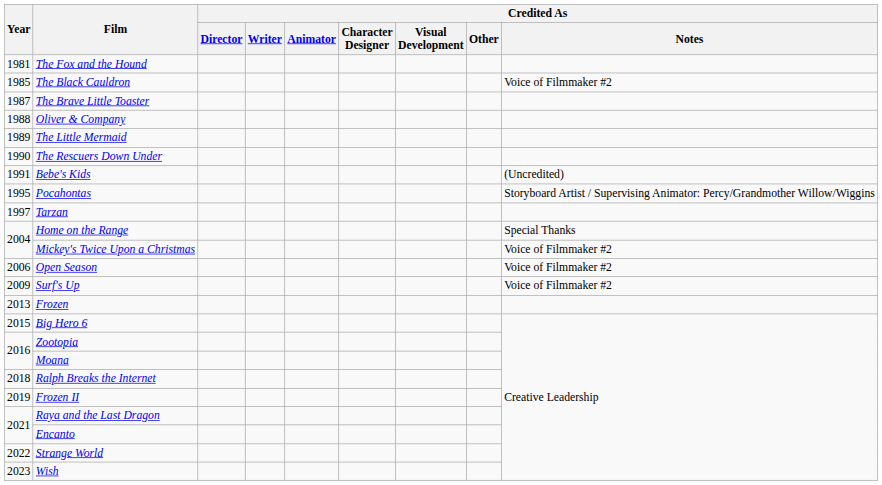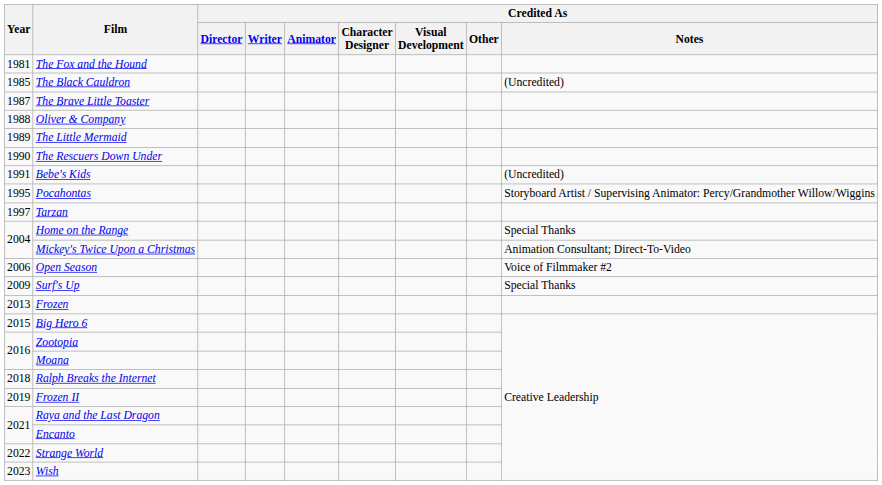(558, 82) Voice of Filmmaker #2 -> (534, 82) (Uncredited)
(558, 249) Voice of Filmmaker #2 -> (597, 249) Animation Consultant; Direct-To-Video
(558, 286) Voice of Filmmaker #2 -> (540, 286) Special Thanks
